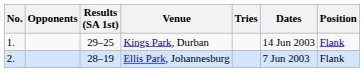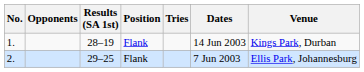columns swapped: (338, 19) <-> (177, 19)
(101, 42) 29–25 -> (101, 42) 28–19
(101, 59) 28–19 -> (101, 59) 29–25
